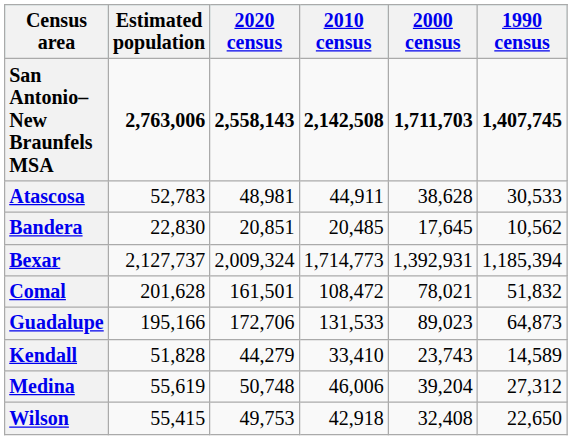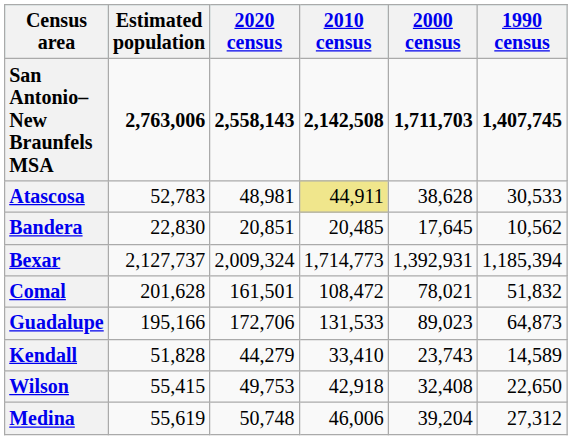(357, 196) no background -> (357, 196) khaki background
rows swapped: (42, 386) <-> (39, 418)
